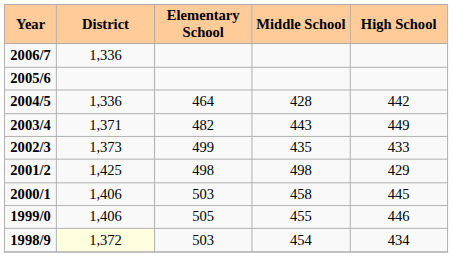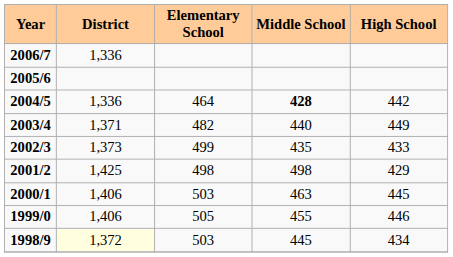(301, 101) normal -> (301, 101) bold
(301, 124) 443 -> (301, 124) 440
(301, 194) 458 -> (301, 194) 463
(301, 240) 454 -> (301, 240) 445
